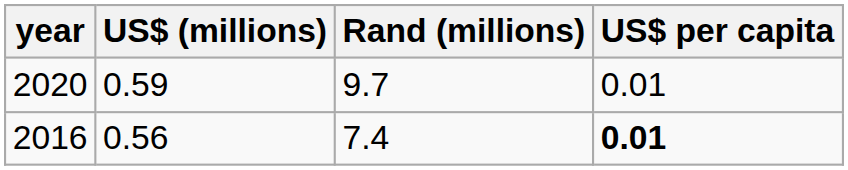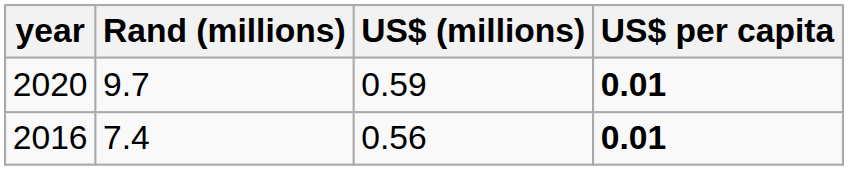columns swapped: (464, 31) <-> (215, 31)
(633, 84) normal -> (633, 84) bold
